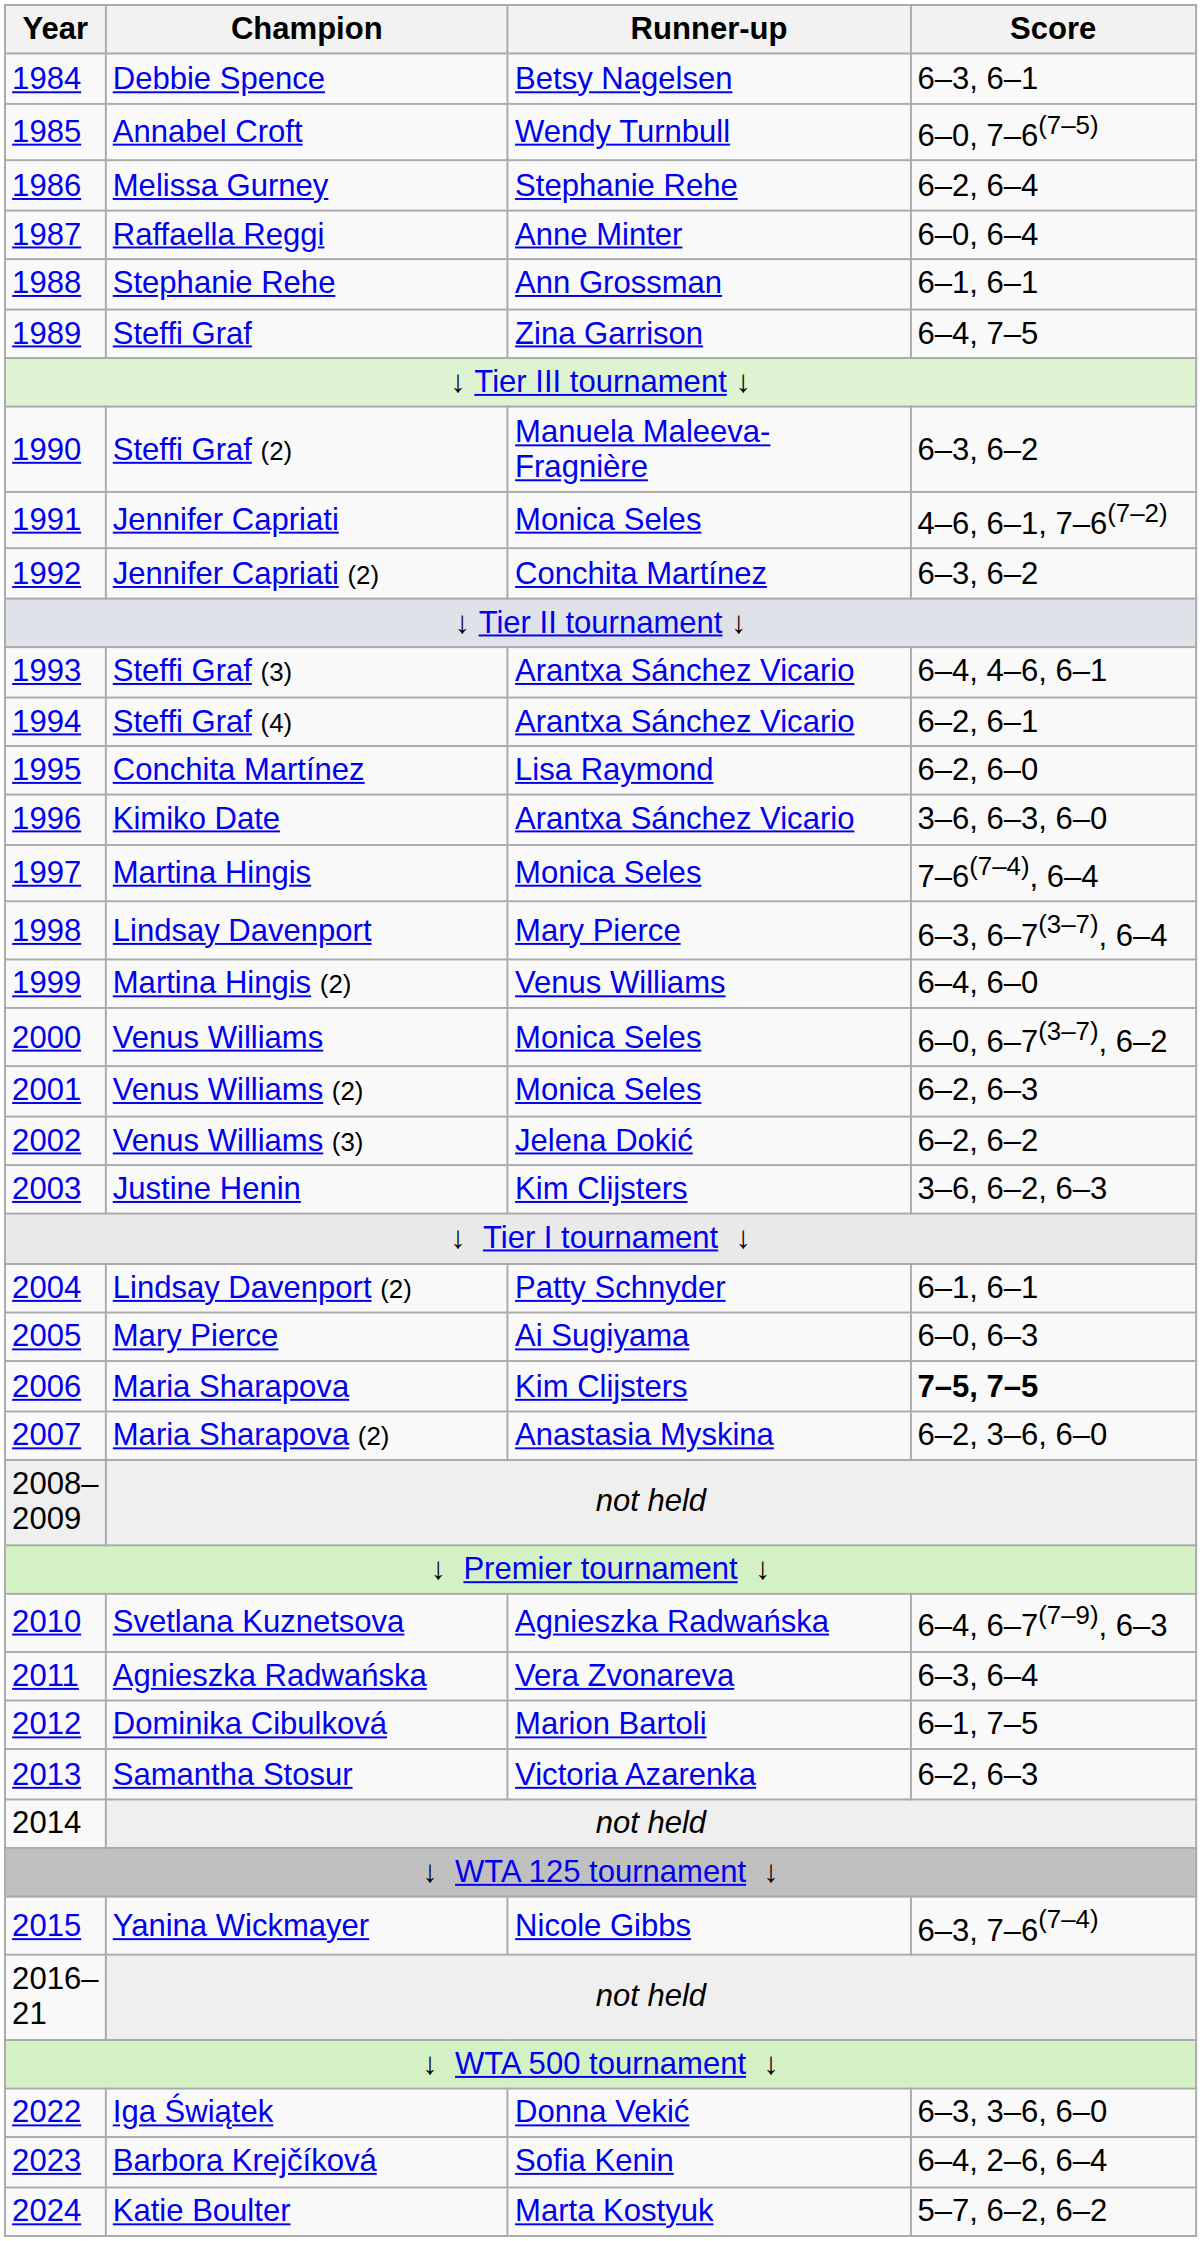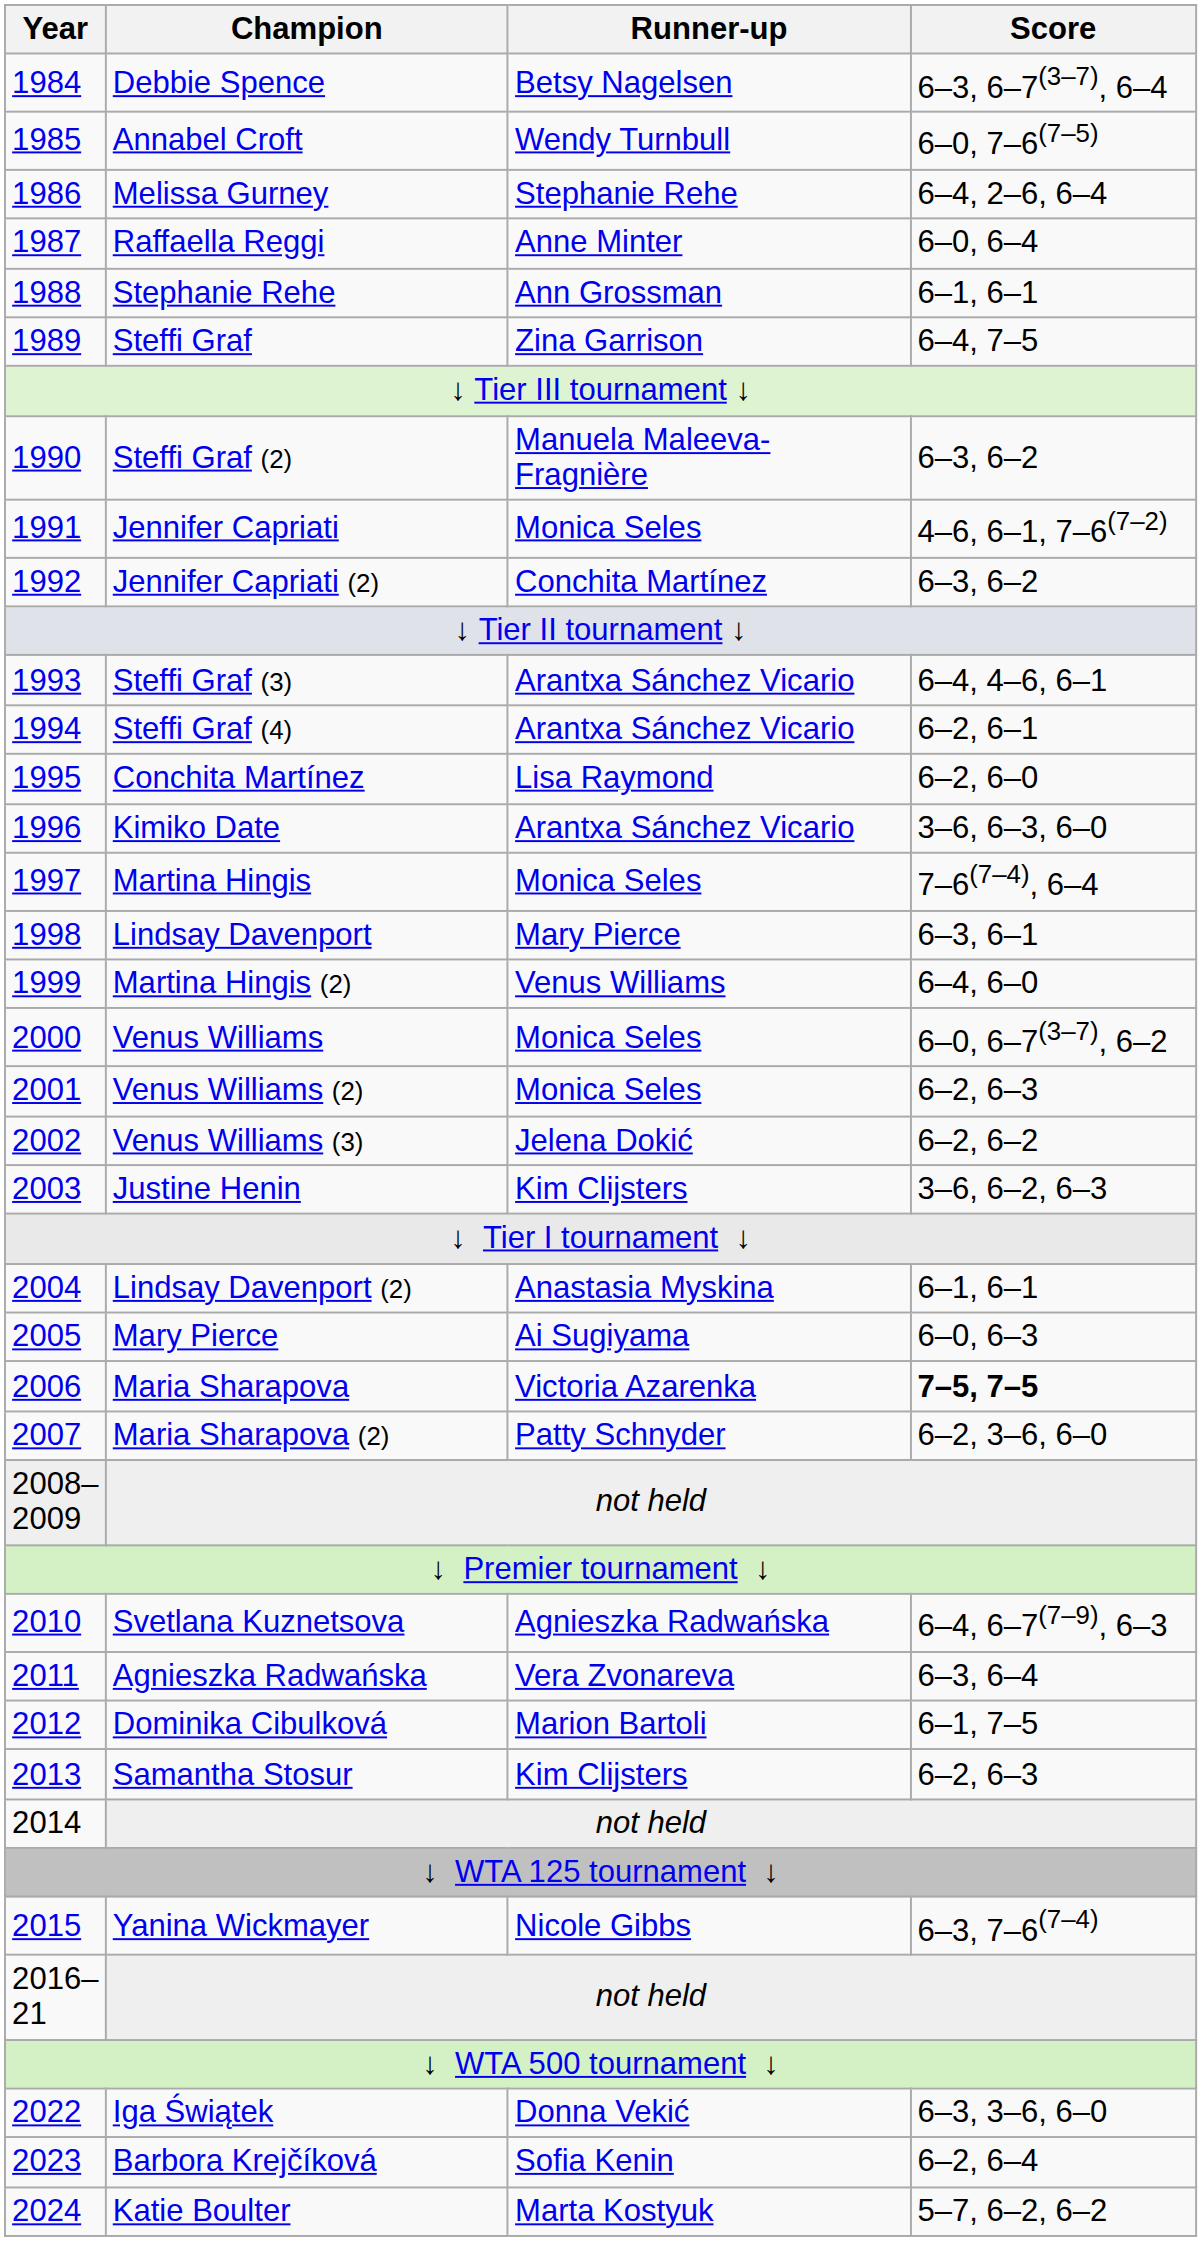(978, 78) 6–3, 6–1 -> (1043, 82) 6–3, 6–7(3–7), 6–4
(978, 185) 6–2, 6–4 -> (1012, 193) 6–4, 2–6, 6–4
(1043, 930) 6–3, 6–7(3–7), 6–4 -> (978, 934) 6–3, 6–1
(620, 1287) Patty Schnyder -> (644, 1287) Anastasia Myskina
(601, 1385) Kim Clijsters -> (636, 1385) Victoria Azarenka
(644, 1435) Anastasia Myskina -> (620, 1435) Patty Schnyder
(636, 1773) Victoria Azarenka -> (601, 1773) Kim Clijsters
(1012, 2161) 6–4, 2–6, 6–4 -> (978, 2161) 6–2, 6–4
